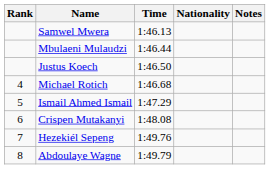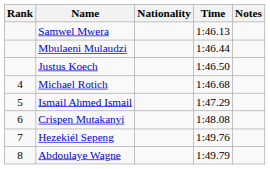columns swapped: (203, 13) <-> (154, 13)
